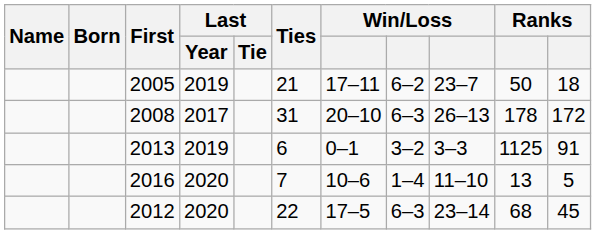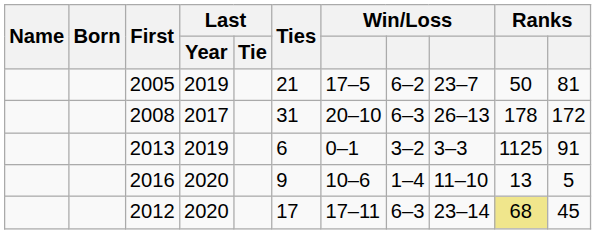(353, 84) 17–11 -> (348, 84) 17–5
(569, 84) 18 -> (569, 84) 81
(282, 180) 7 -> (282, 180) 9
(287, 212) 22 -> (287, 212) 17
(348, 212) 17–5 -> (353, 212) 17–11
(521, 212) no background -> (521, 212) khaki background
